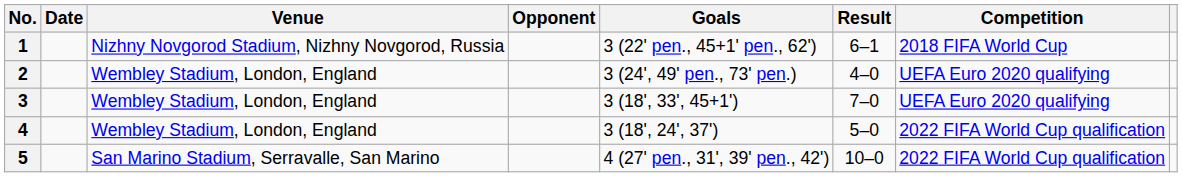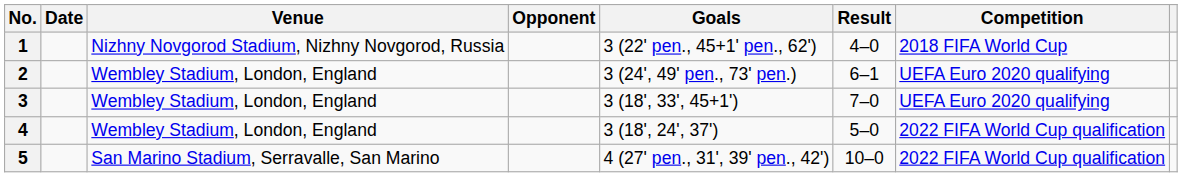(864, 46) 6–1 -> (864, 46) 4–0
(864, 74) 4–0 -> (864, 74) 6–1
